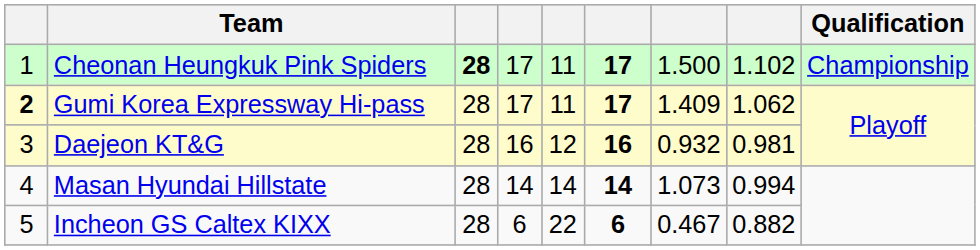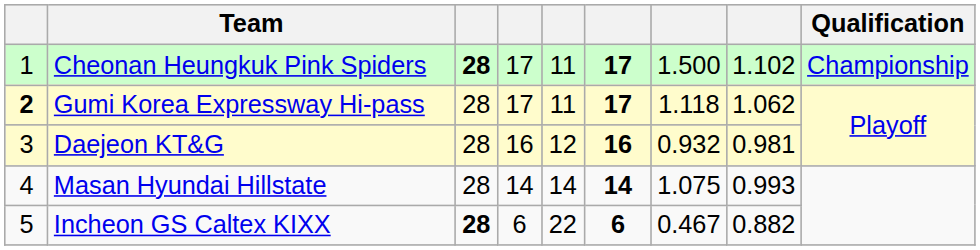(689, 104) 1.409 -> (689, 104) 1.118
(689, 184) 1.073 -> (689, 184) 1.075
(764, 184) 0.994 -> (764, 184) 0.993
(476, 225) normal -> (476, 225) bold
